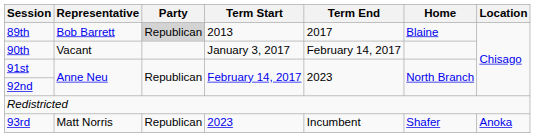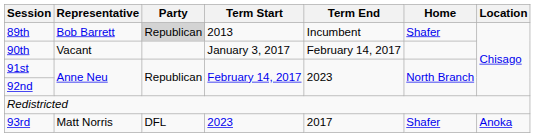(320, 31) 2017 -> (334, 31) Incumbent
(422, 31) Blaine -> (423, 31) Shafer
(173, 123) Republican -> (155, 123) DFL
(334, 123) Incumbent -> (320, 123) 2017
